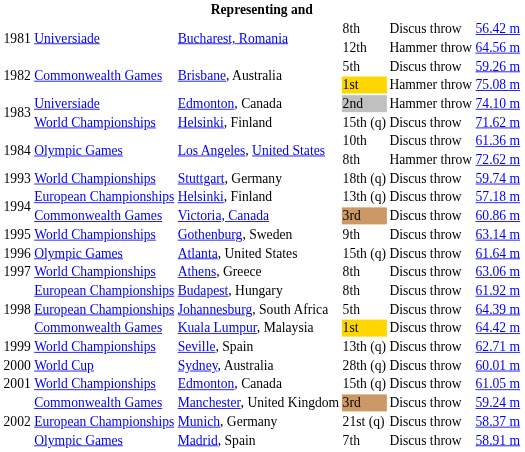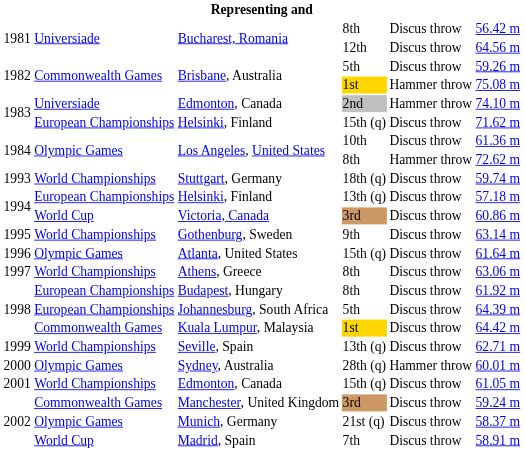(431, 47) Hammer throw -> (426, 47) Discus throw
(95, 122) World Championships -> (104, 122) European Championships
(98, 215) Commonwealth Games -> (64, 215) World Cup
(64, 365) World Cup -> (79, 365) Olympic Games
(426, 365) Discus throw -> (431, 365) Hammer throw
(104, 421) European Championships -> (79, 421) Olympic Games
(79, 440) Olympic Games -> (64, 440) World Cup
